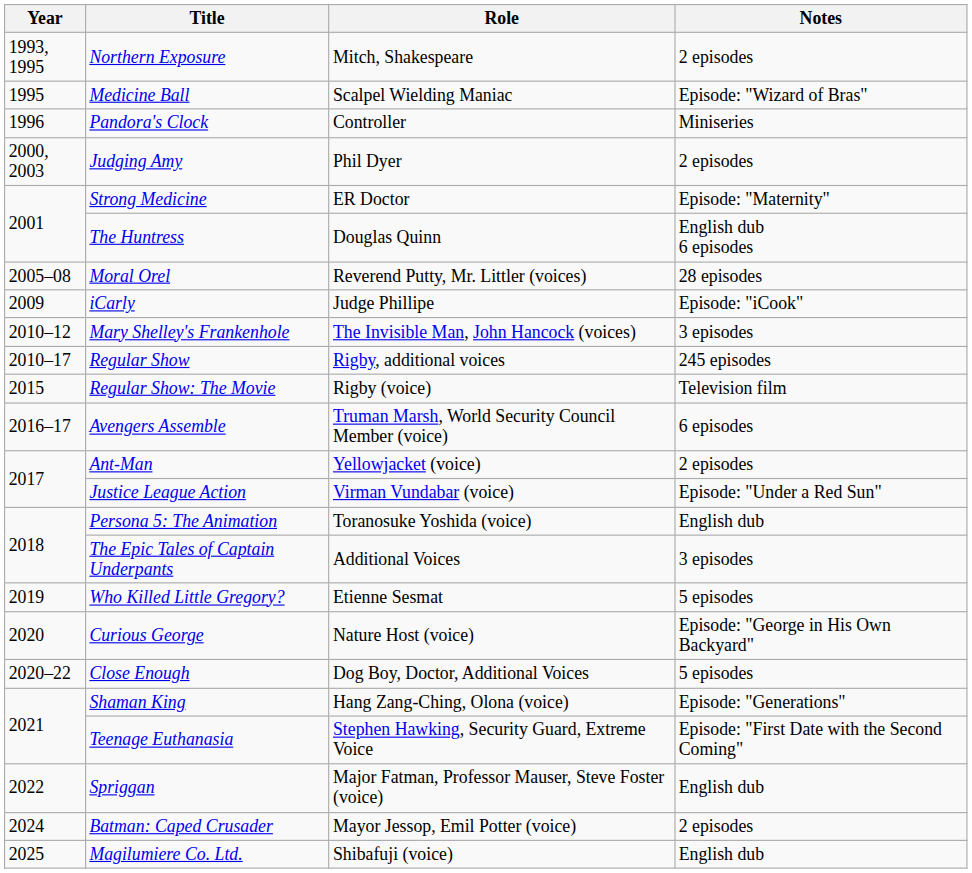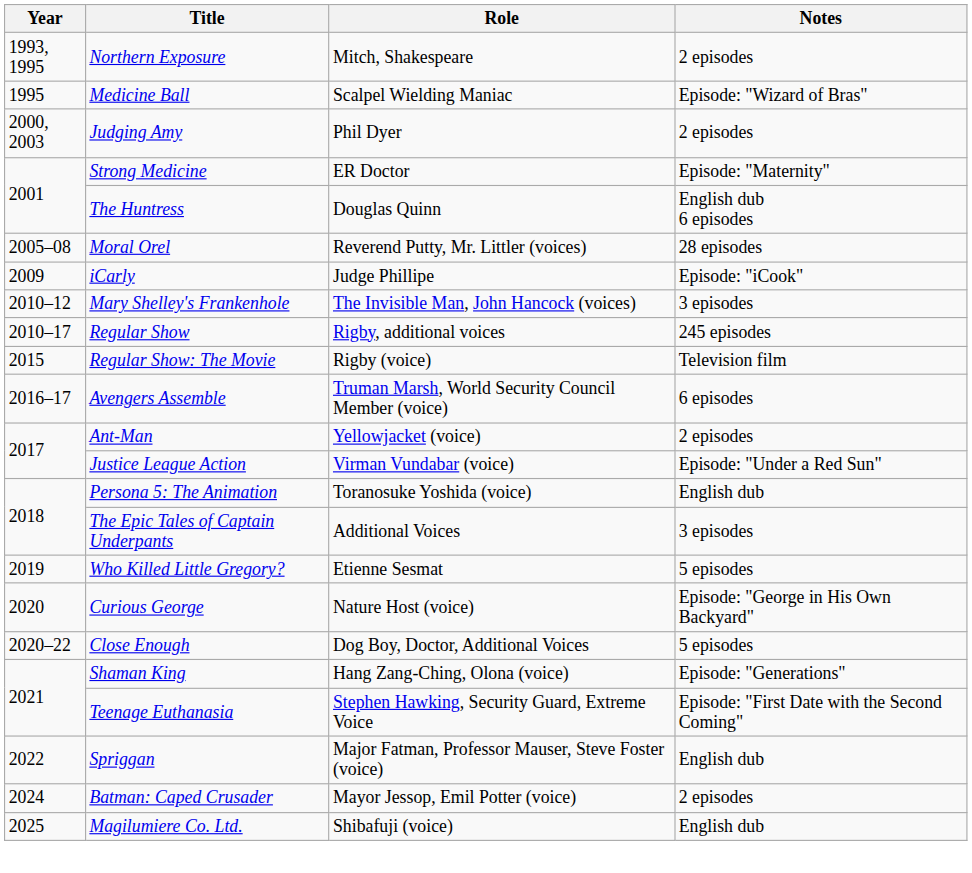- row: (149, 123)
